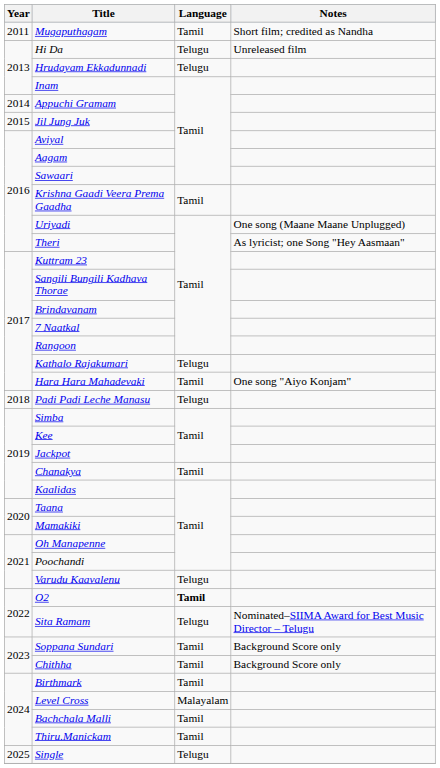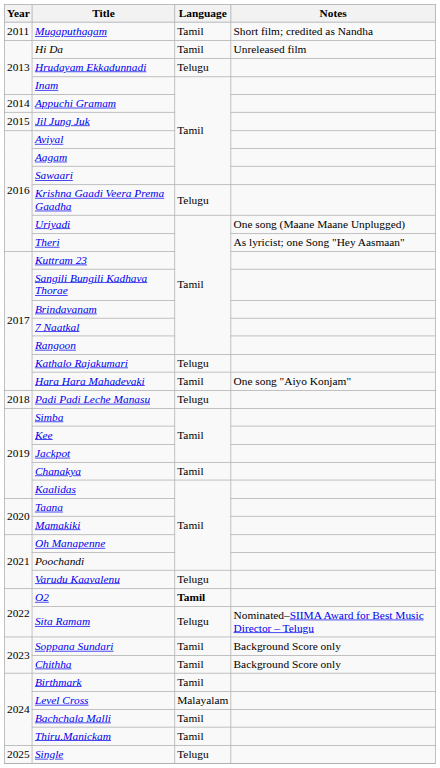(193, 49) Telugu -> (190, 49) Tamil
(190, 200) Tamil -> (193, 200) Telugu
